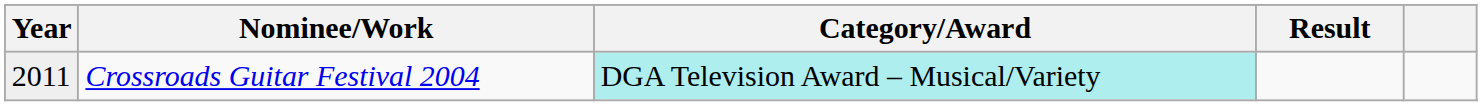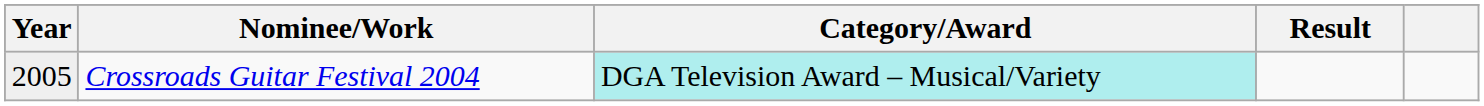(41, 75) 2011 -> (42, 75) 2005
